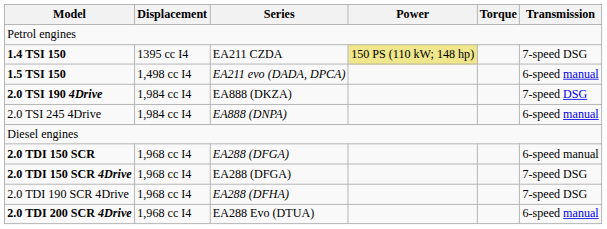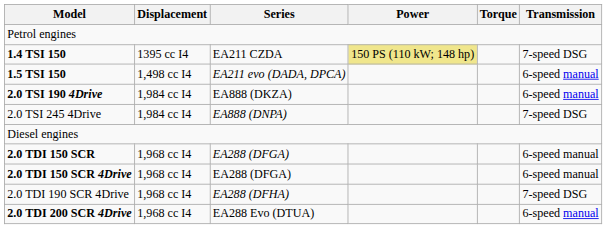(555, 94) 7-speed DSG -> (561, 94) 6-speed manual
(561, 114) 6-speed manual -> (555, 114) 7-speed DSG
(555, 174) 7-speed DSG -> (561, 174) 6-speed manual
